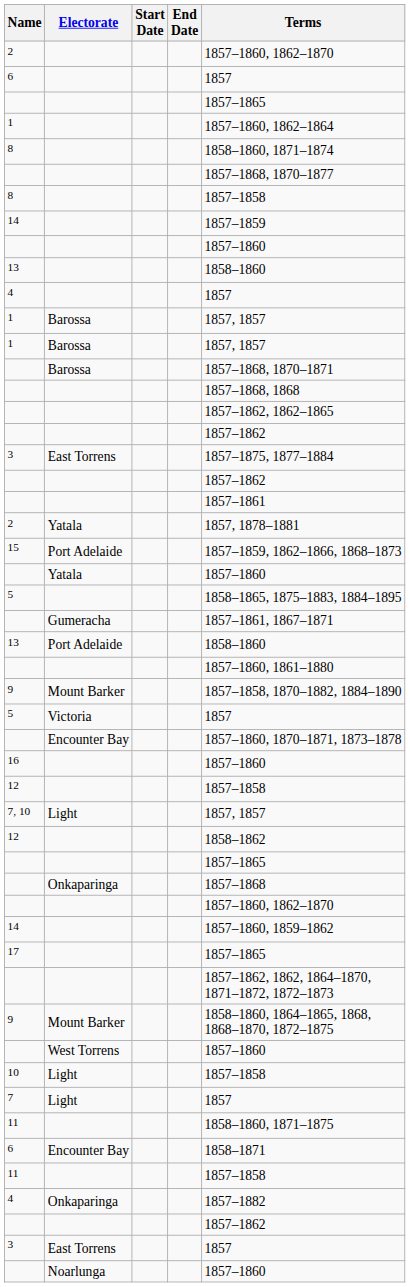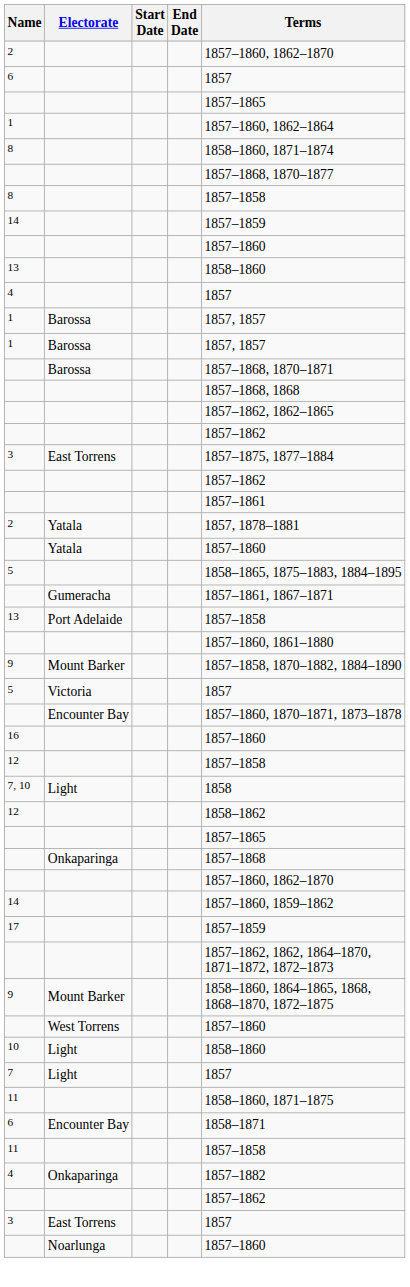- row: (13, 548)
(235, 644) 1858–1860 -> (235, 619) 1857–1858
(235, 814) 1857, 1857 -> (218, 788) 1858
(235, 954) 1857–1865 -> (235, 929) 1857–1859
(235, 1075) 1857–1858 -> (235, 1049) 1858–1860
